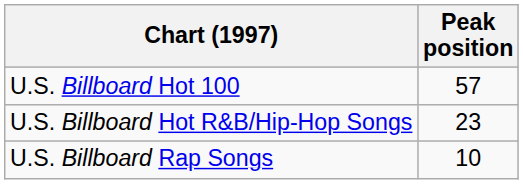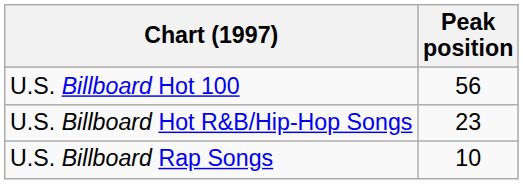(468, 85) 57 -> (468, 85) 56
